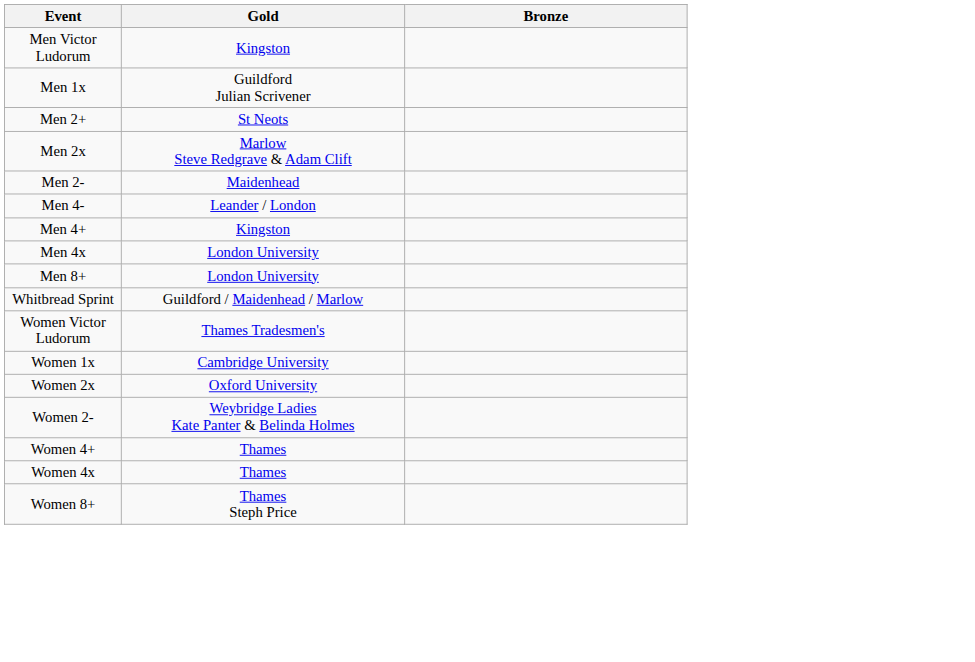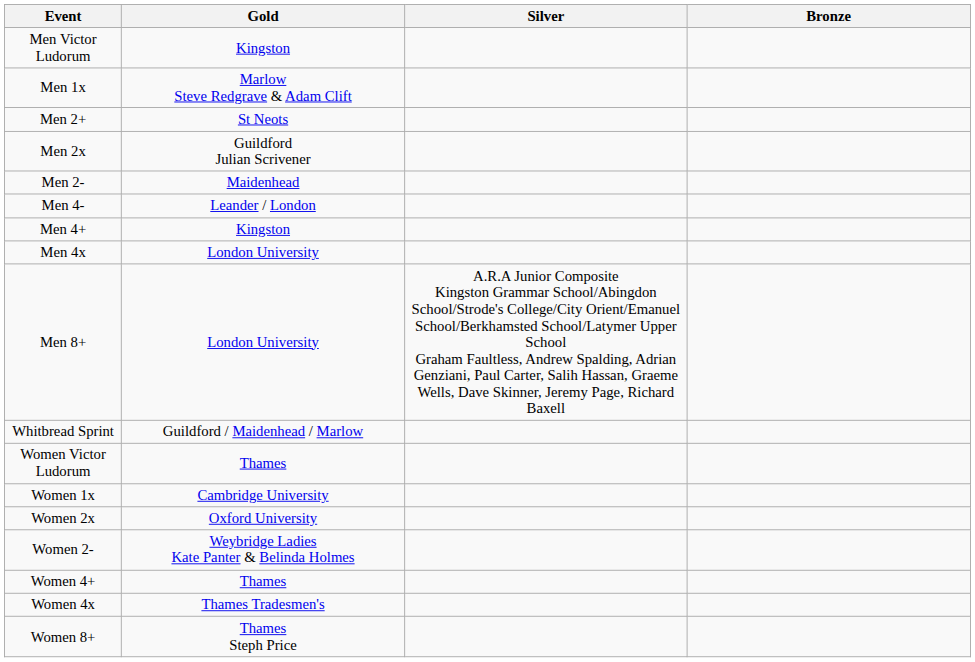+ column: (546, 16)
(263, 87) Guildford Julian Scrivener -> (263, 87) Marlow Steve Redgrave & Adam Clift
(263, 150) Marlow Steve Redgrave & Adam Clift -> (263, 150) Guildford Julian Scrivener
(263, 330) Thames Tradesmen's -> (263, 463) Thames
(263, 472) Thames -> (263, 604) Thames Tradesmen's
